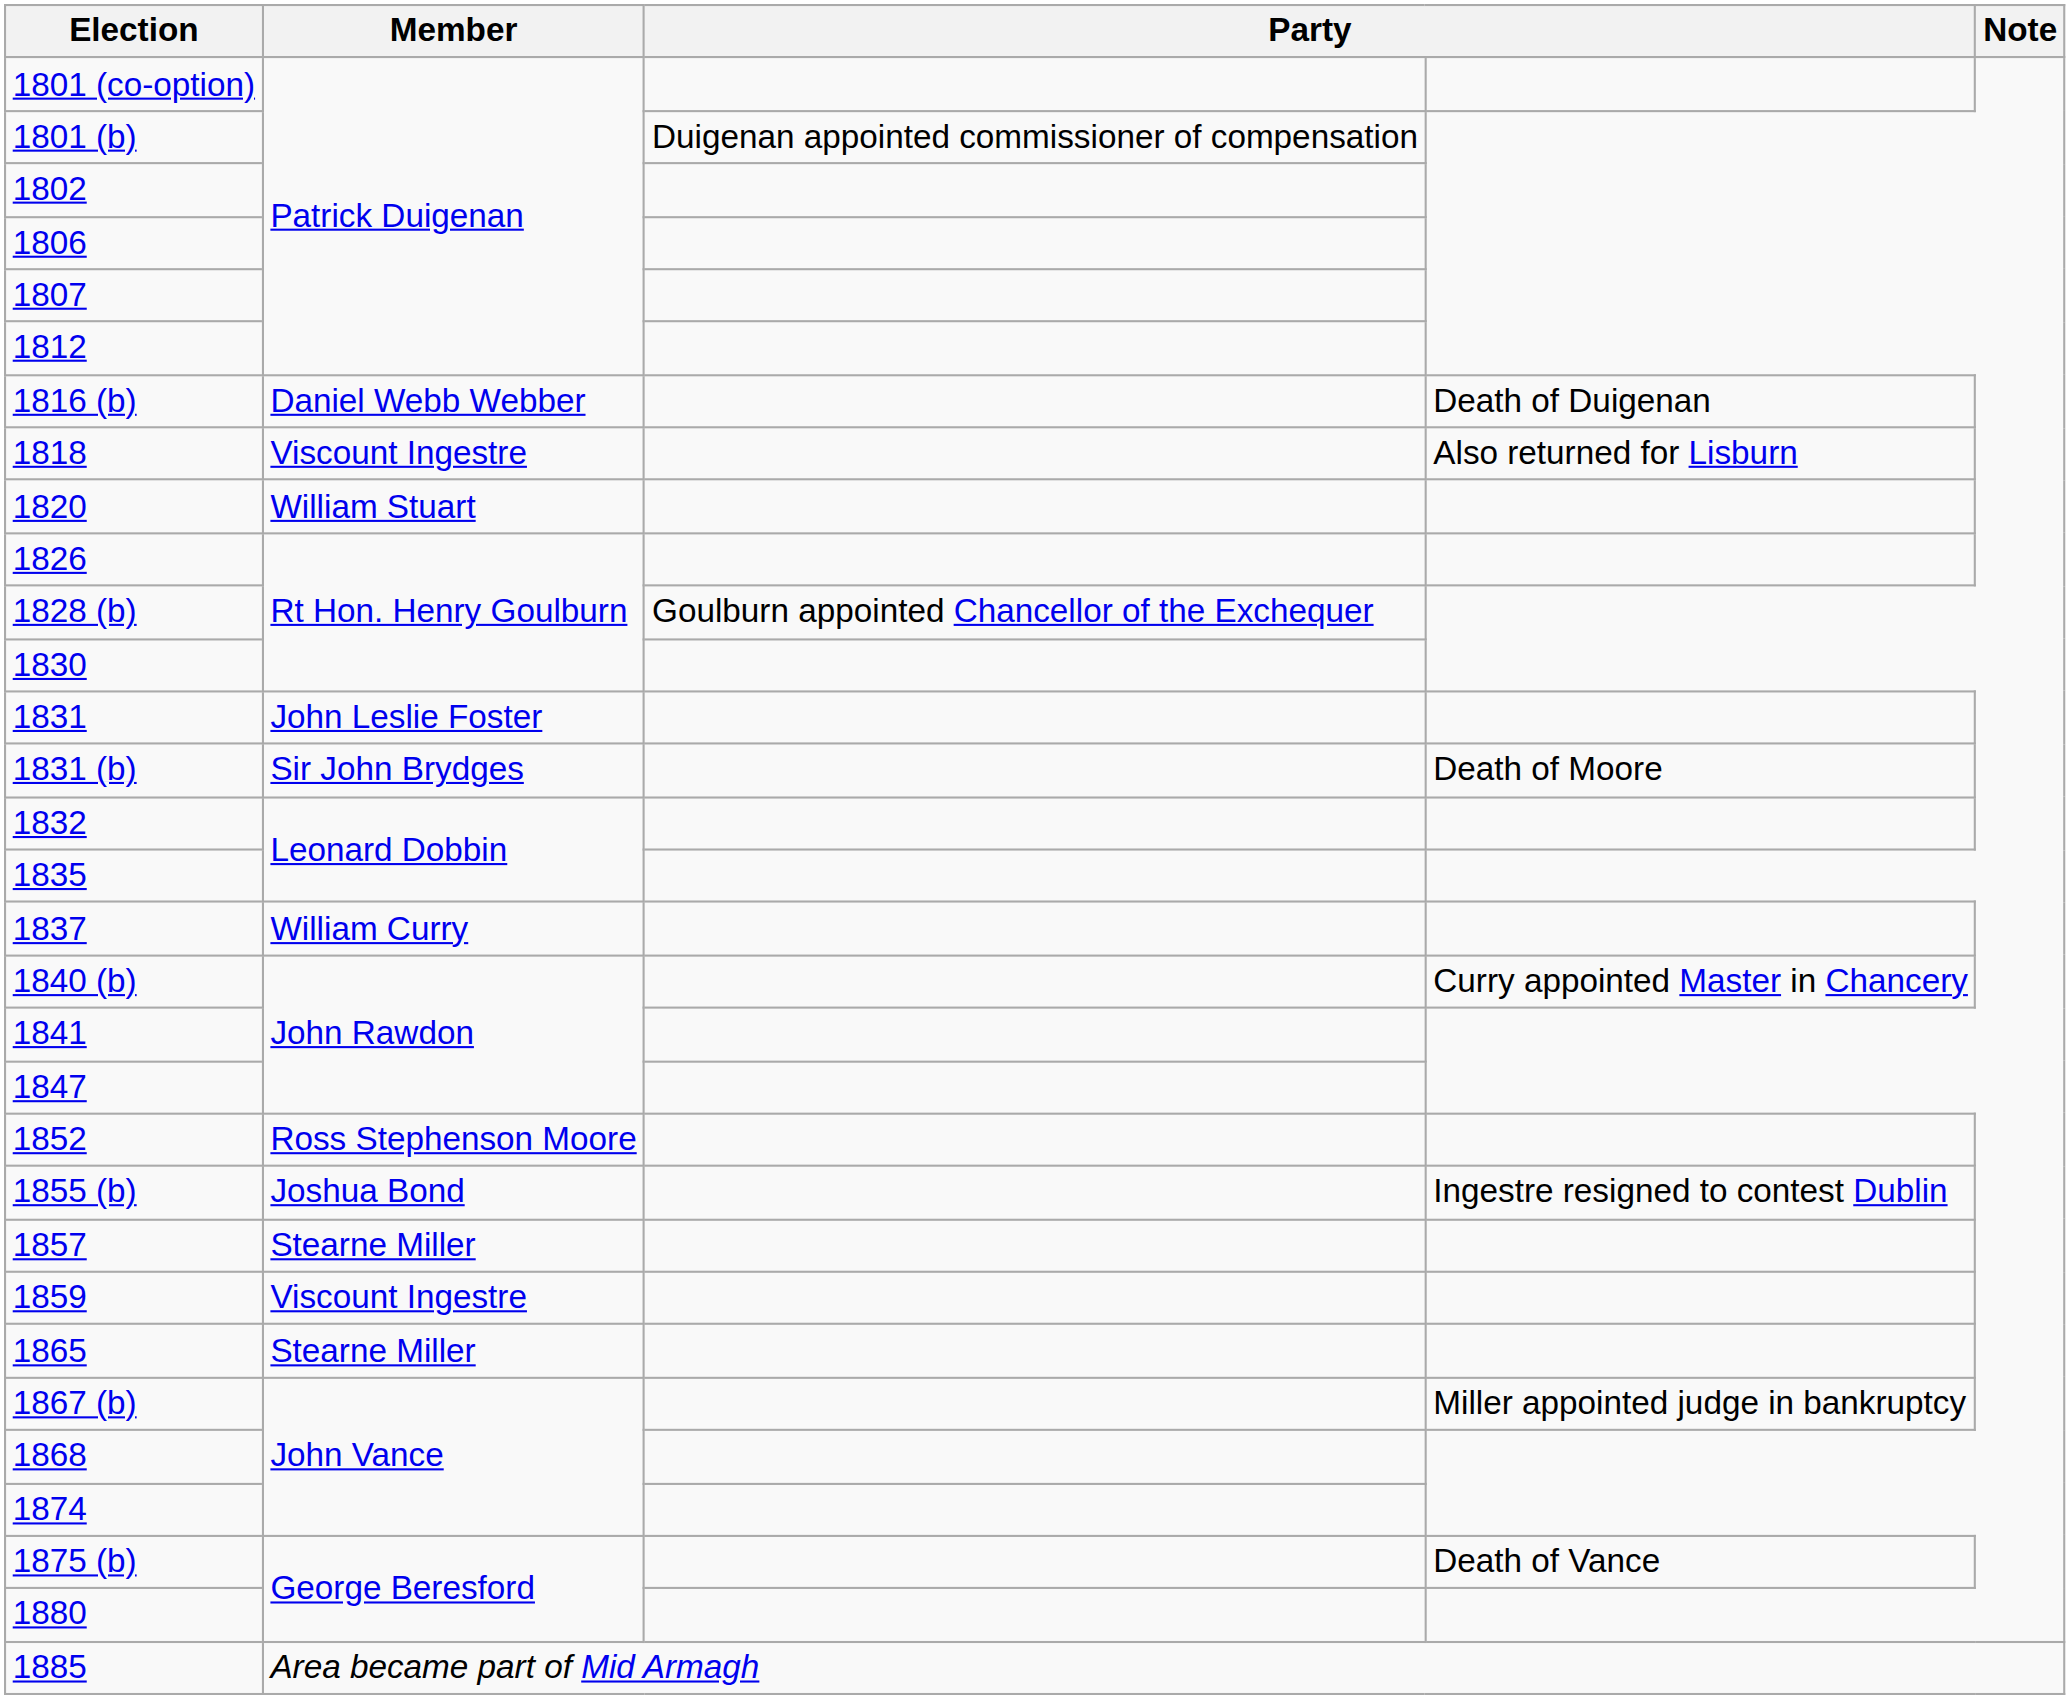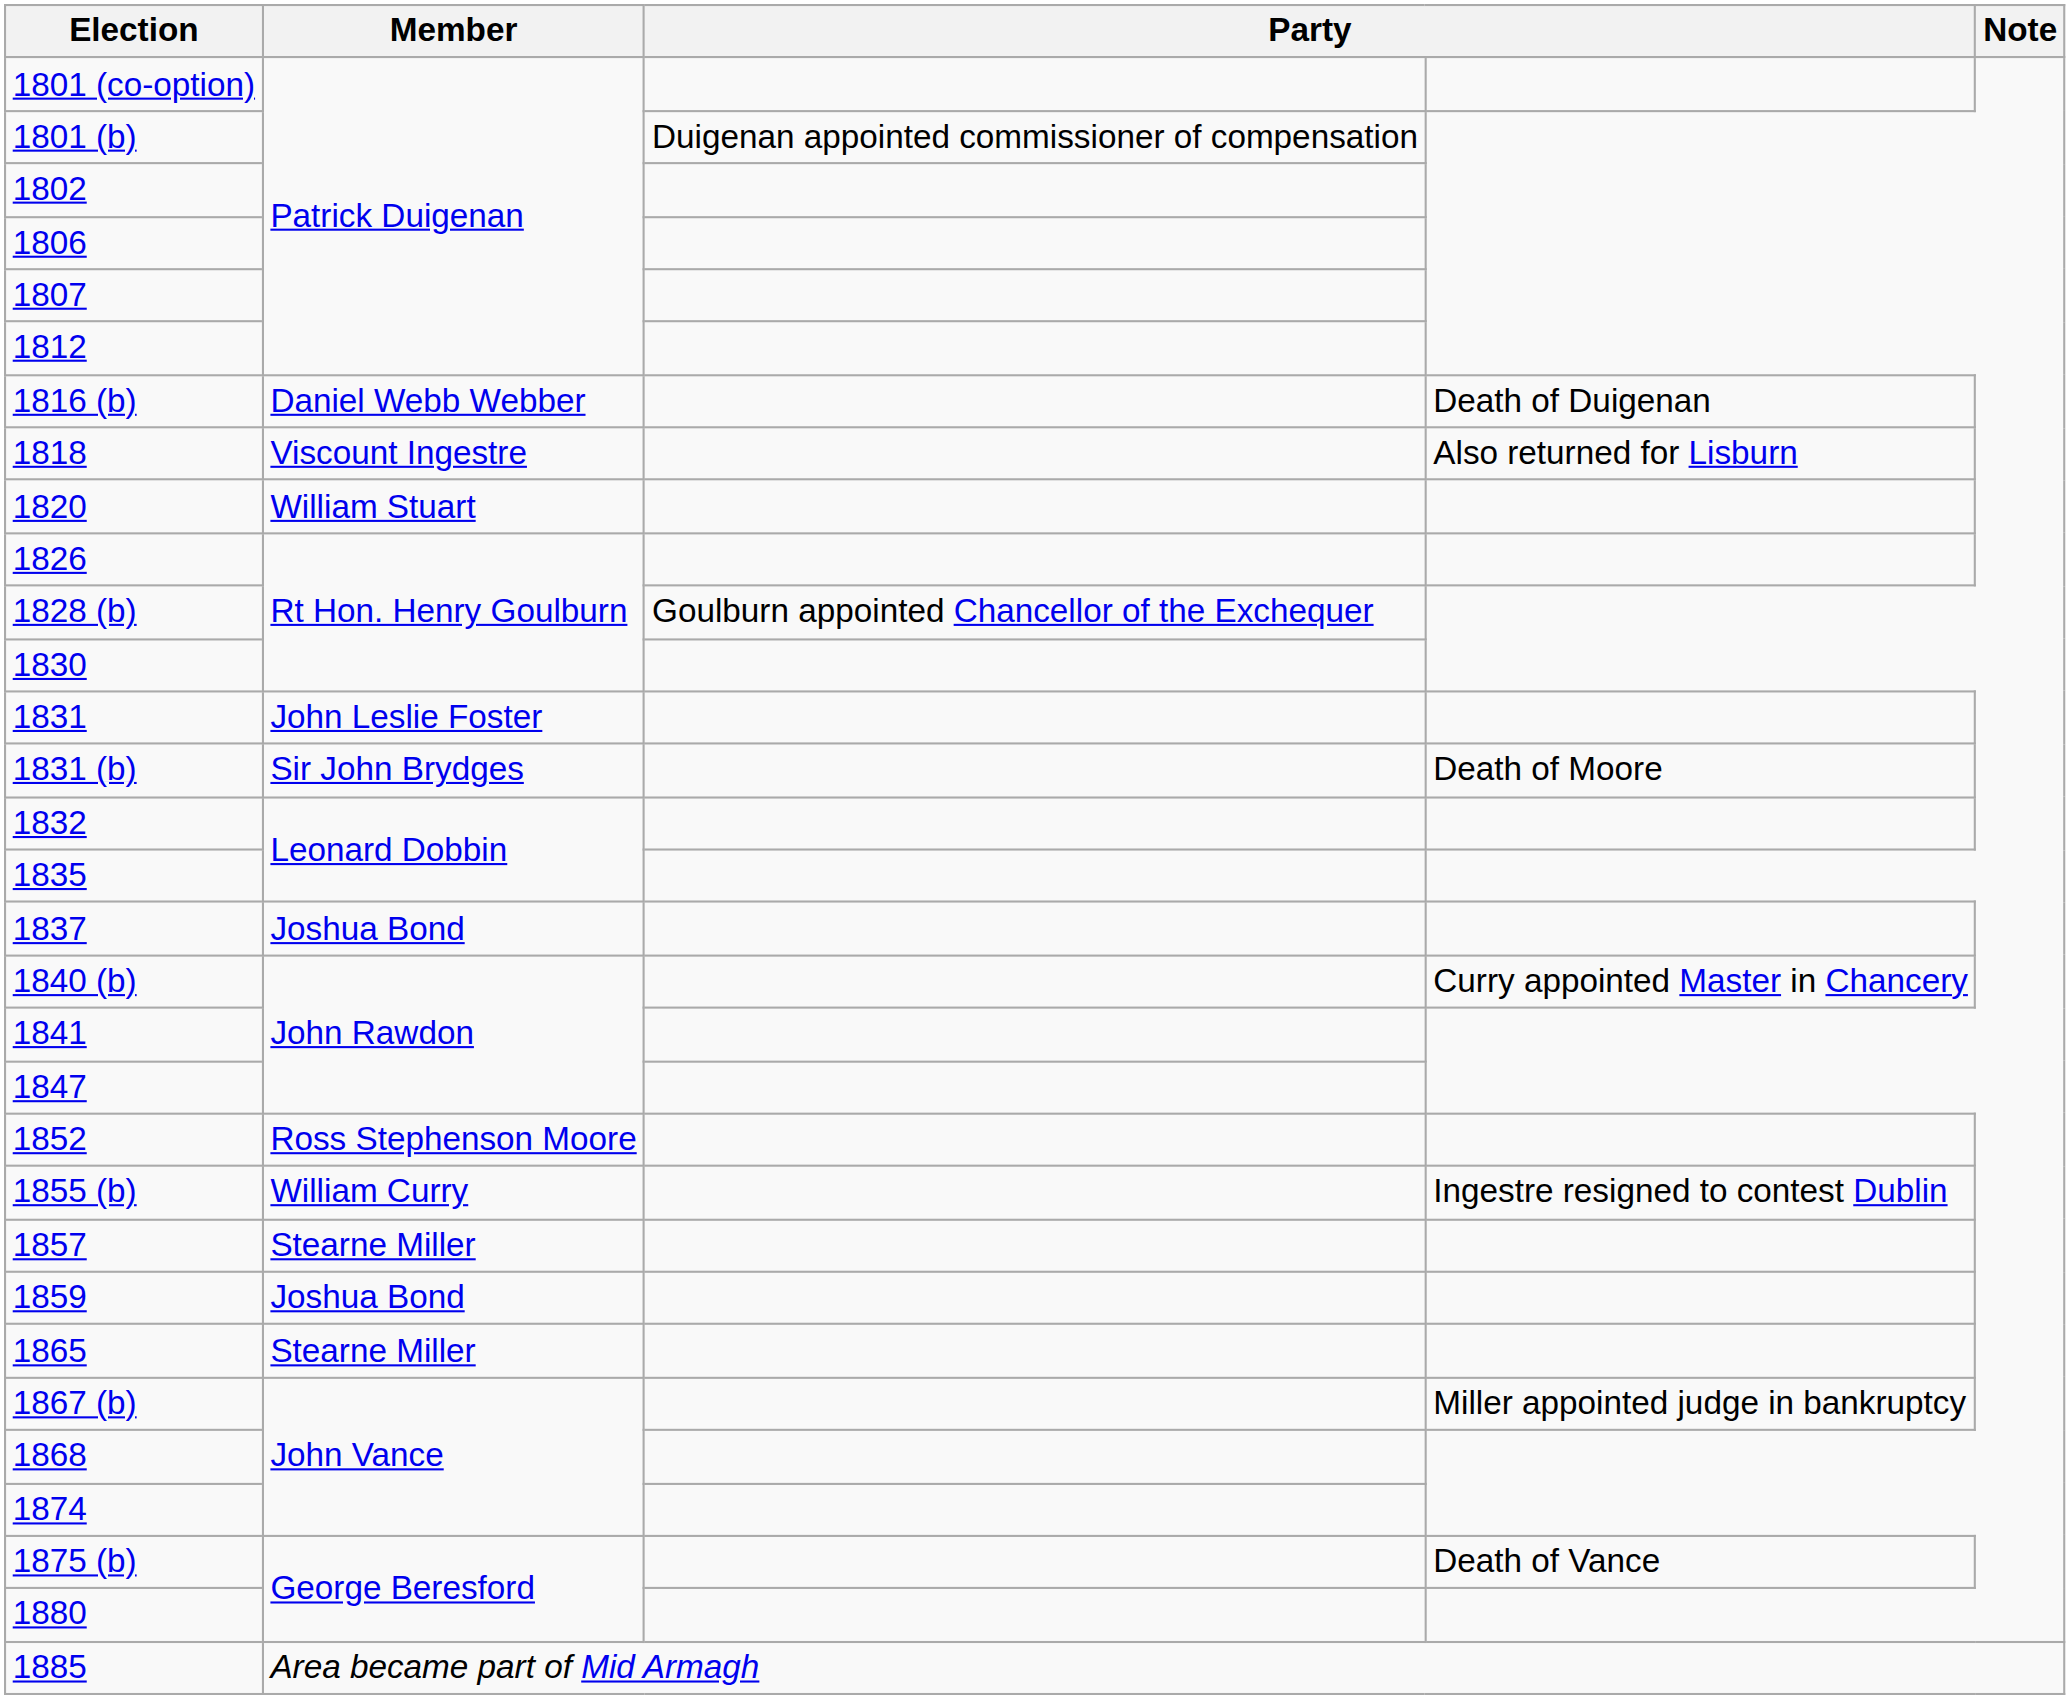(369, 928) William Curry -> (368, 928) Joshua Bond
(368, 1192) Joshua Bond -> (369, 1192) William Curry
(399, 1297) Viscount Ingestre -> (368, 1297) Joshua Bond
